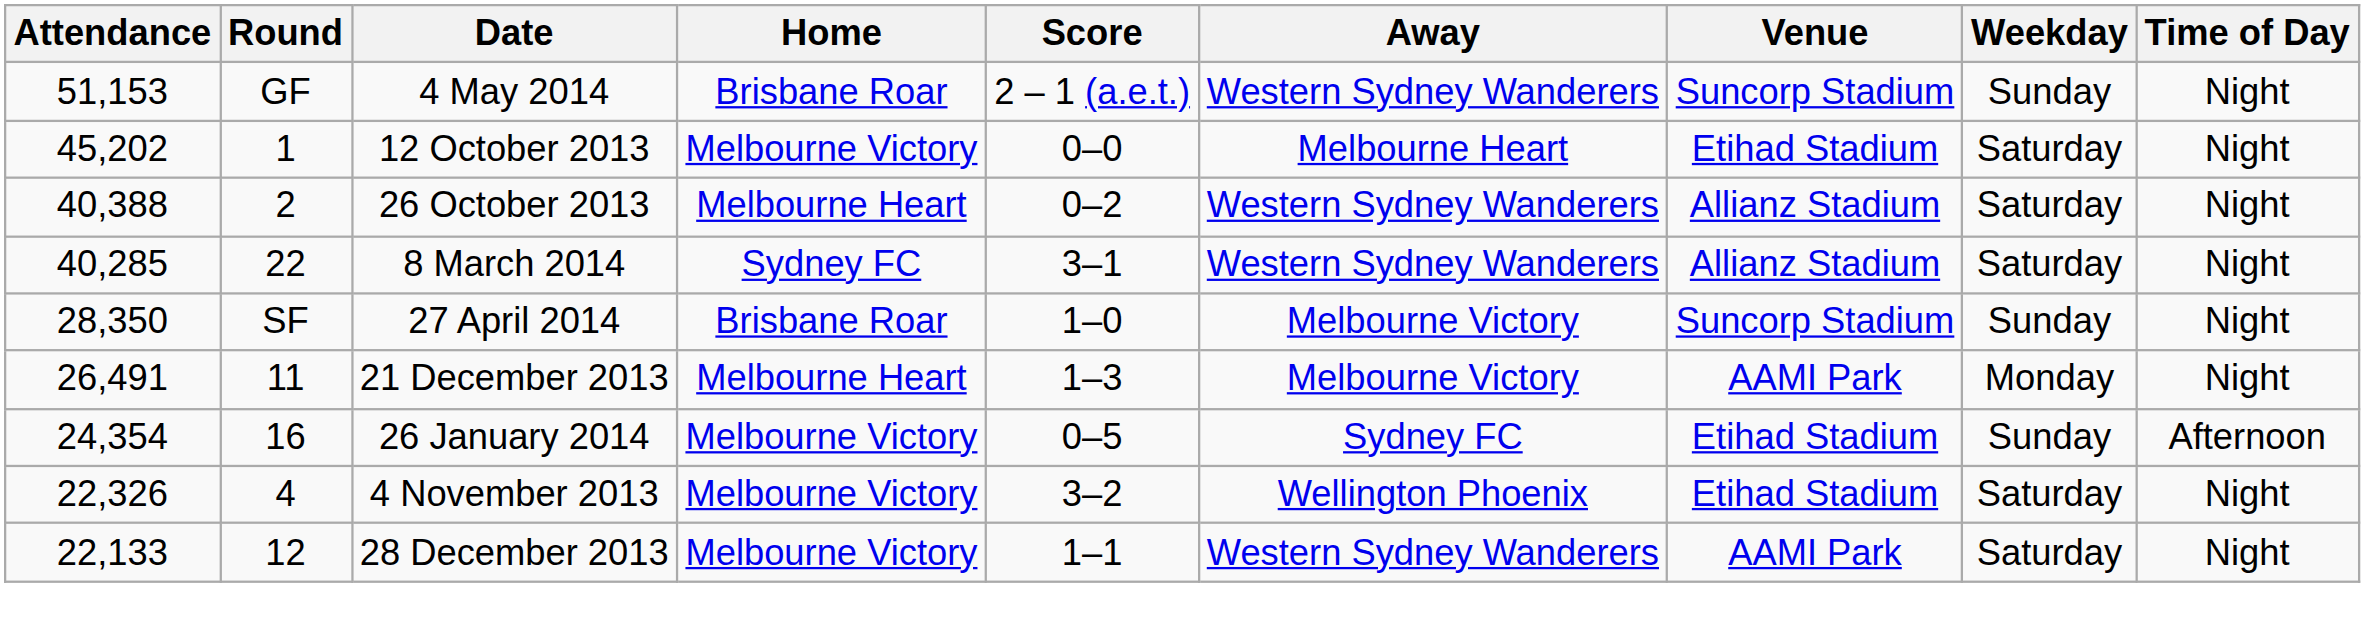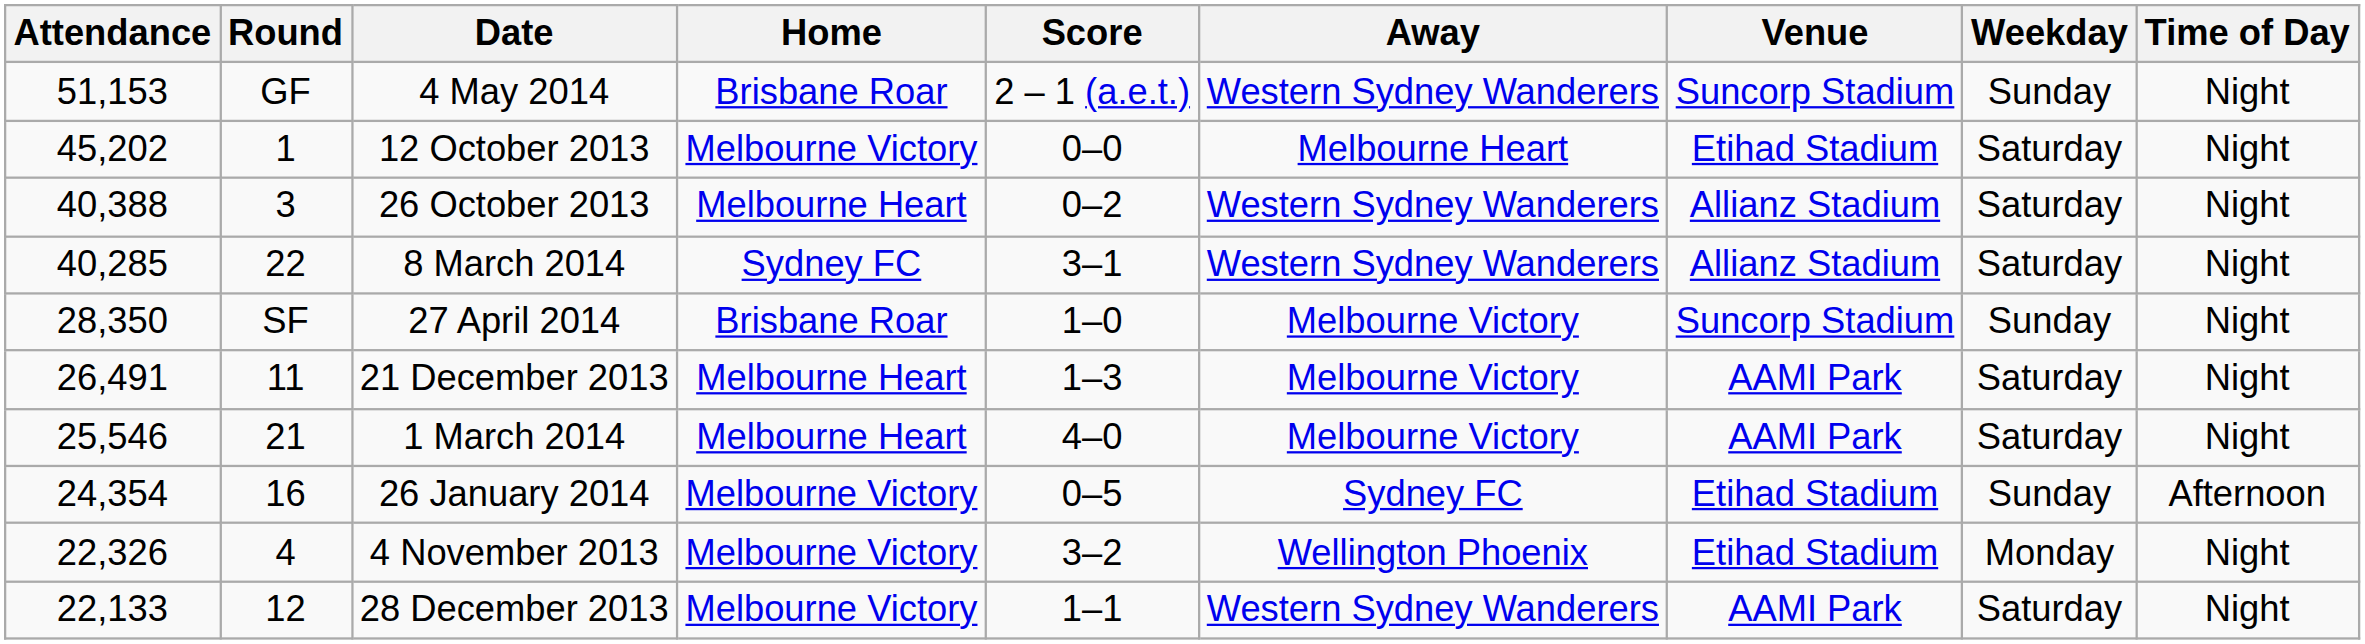(286, 206) 2 -> (286, 206) 3
(2049, 378) Monday -> (2049, 378) Saturday
+ row: (514, 436)
(2049, 494) Saturday -> (2049, 551) Monday
